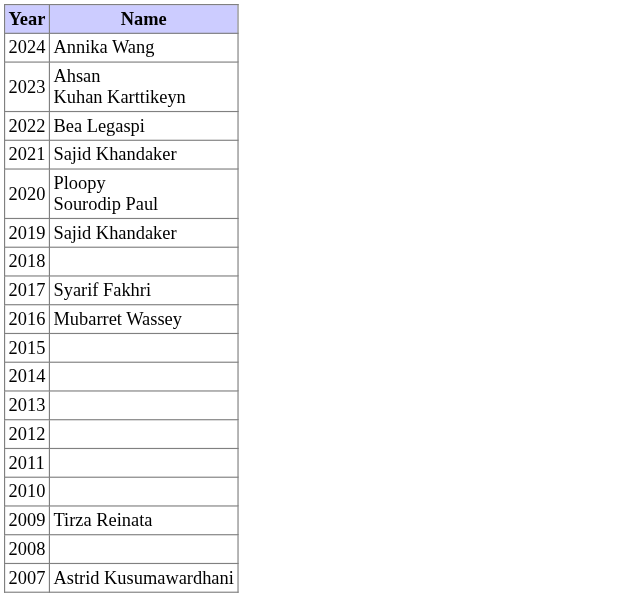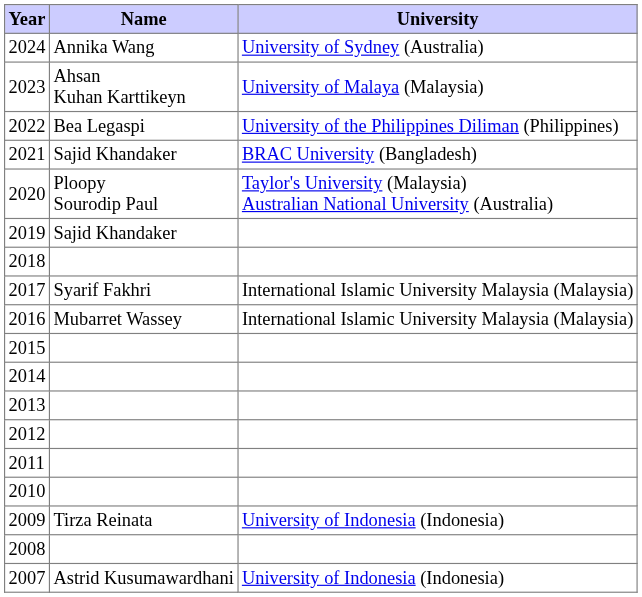+ column: (438, 18)
